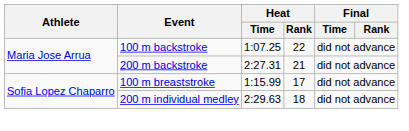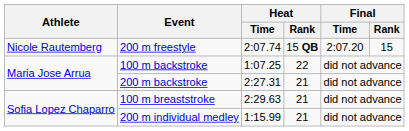+ row: (158, 48)
(263, 83) 1:15.99 -> (263, 100) 2:29.63
(299, 83) 17 -> (302, 100) 21
(263, 100) 2:29.63 -> (263, 118) 1:15.99
(299, 100) 18 -> (302, 118) 21
